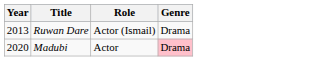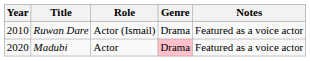+ column: (249, 13)
(18, 30) 2013 -> (18, 30) 2010
